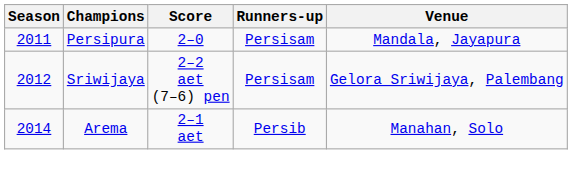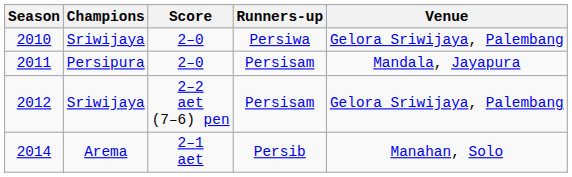+ row: (34, 40)
